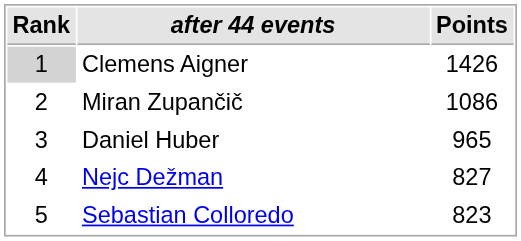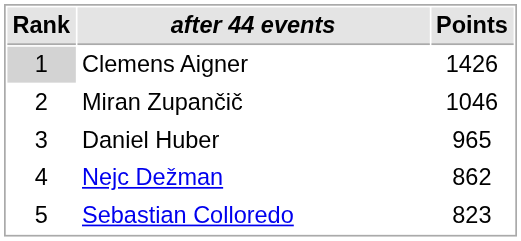(472, 102) 1086 -> (472, 102) 1046
(472, 178) 827 -> (472, 178) 862
